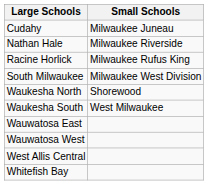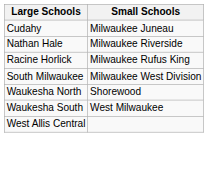- row: (44, 124)
- row: (46, 140)
- row: (37, 172)
